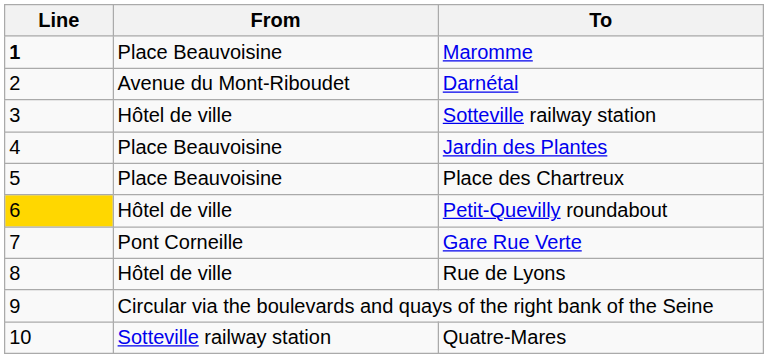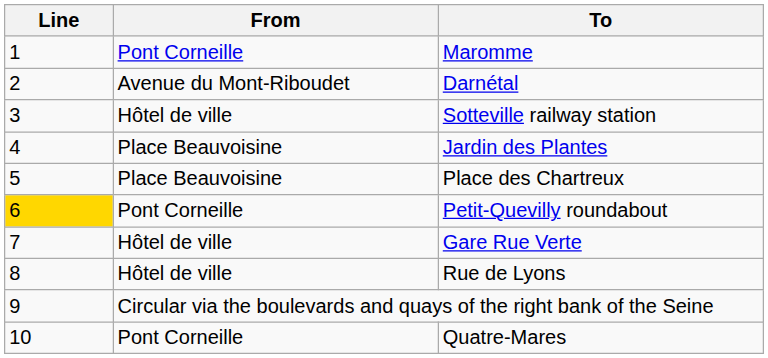(15, 52) bold -> (15, 52) normal
(200, 52) Place Beauvoisine -> (180, 52) Pont Corneille
(175, 210) Hôtel de ville -> (180, 210) Pont Corneille
(180, 242) Pont Corneille -> (175, 242) Hôtel de ville
(224, 337) Sotteville railway station -> (180, 337) Pont Corneille
